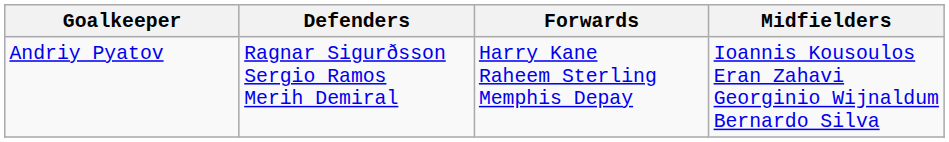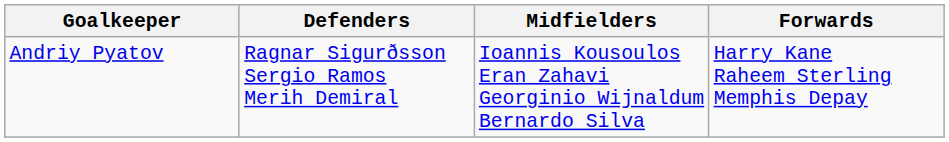columns swapped: (826, 21) <-> (592, 21)
